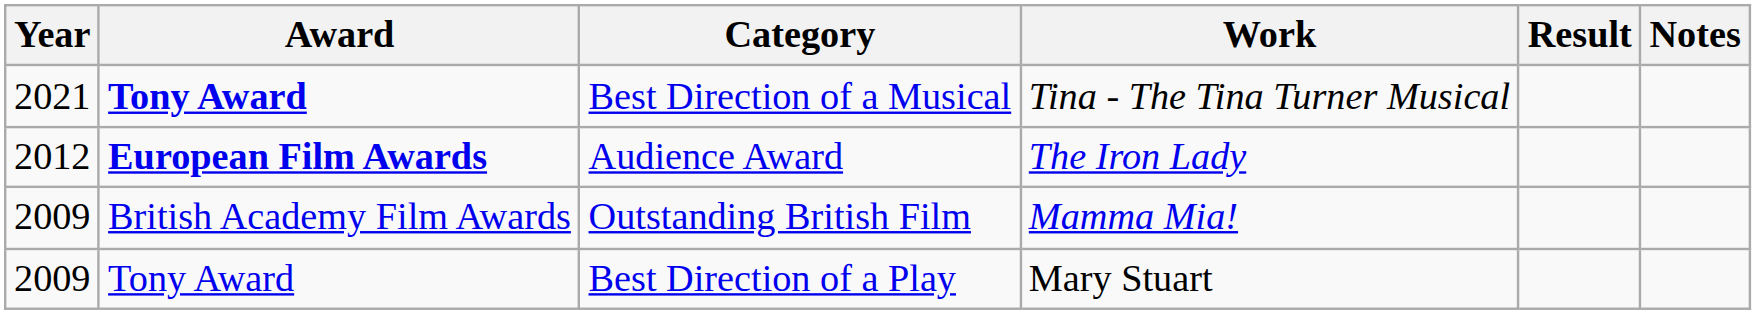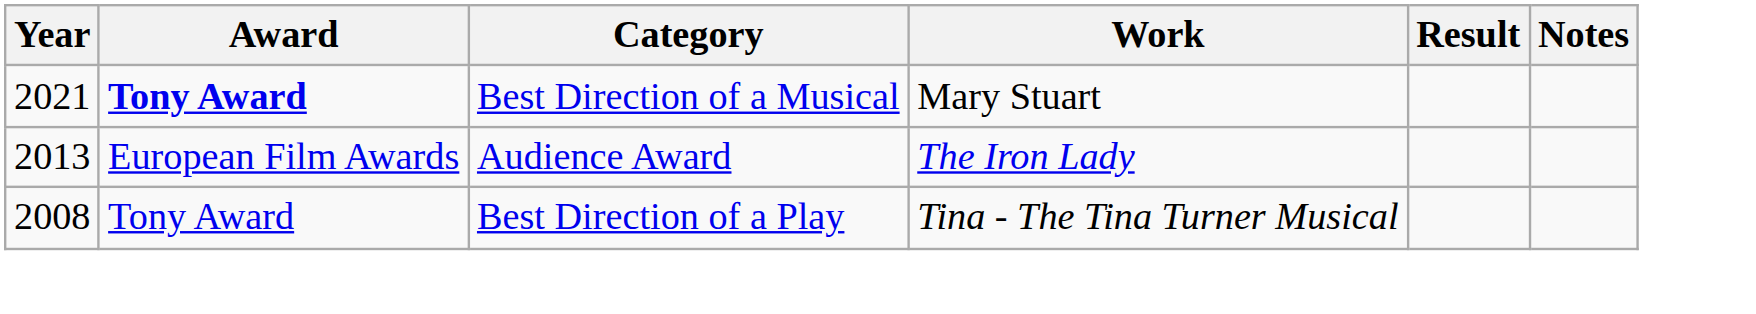(1269, 95) Tina - The Tina Turner Musical -> (1009, 95) Mary Stuart
(52, 156) 2012 -> (52, 156) 2013
(298, 156) bold -> (284, 156) normal
- row: (780, 216)
(52, 277) 2009 -> (52, 216) 2008
(1121, 277) Mary Stuart -> (1158, 216) Tina - The Tina Turner Musical
